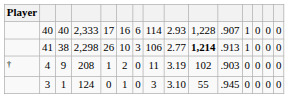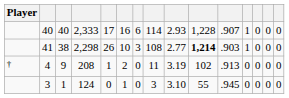(154, 47) 106 -> (154, 47) 108
(230, 47) .913 -> (230, 47) .903
(230, 66) .903 -> (230, 66) .913
